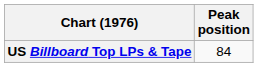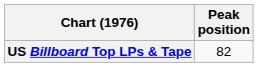(224, 51) 84 -> (224, 51) 82
